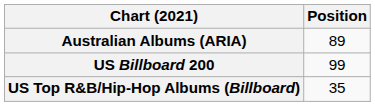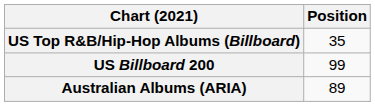rows swapped: (154, 40) <-> (154, 88)
